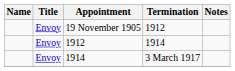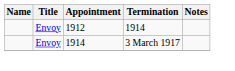- row: (103, 27)
